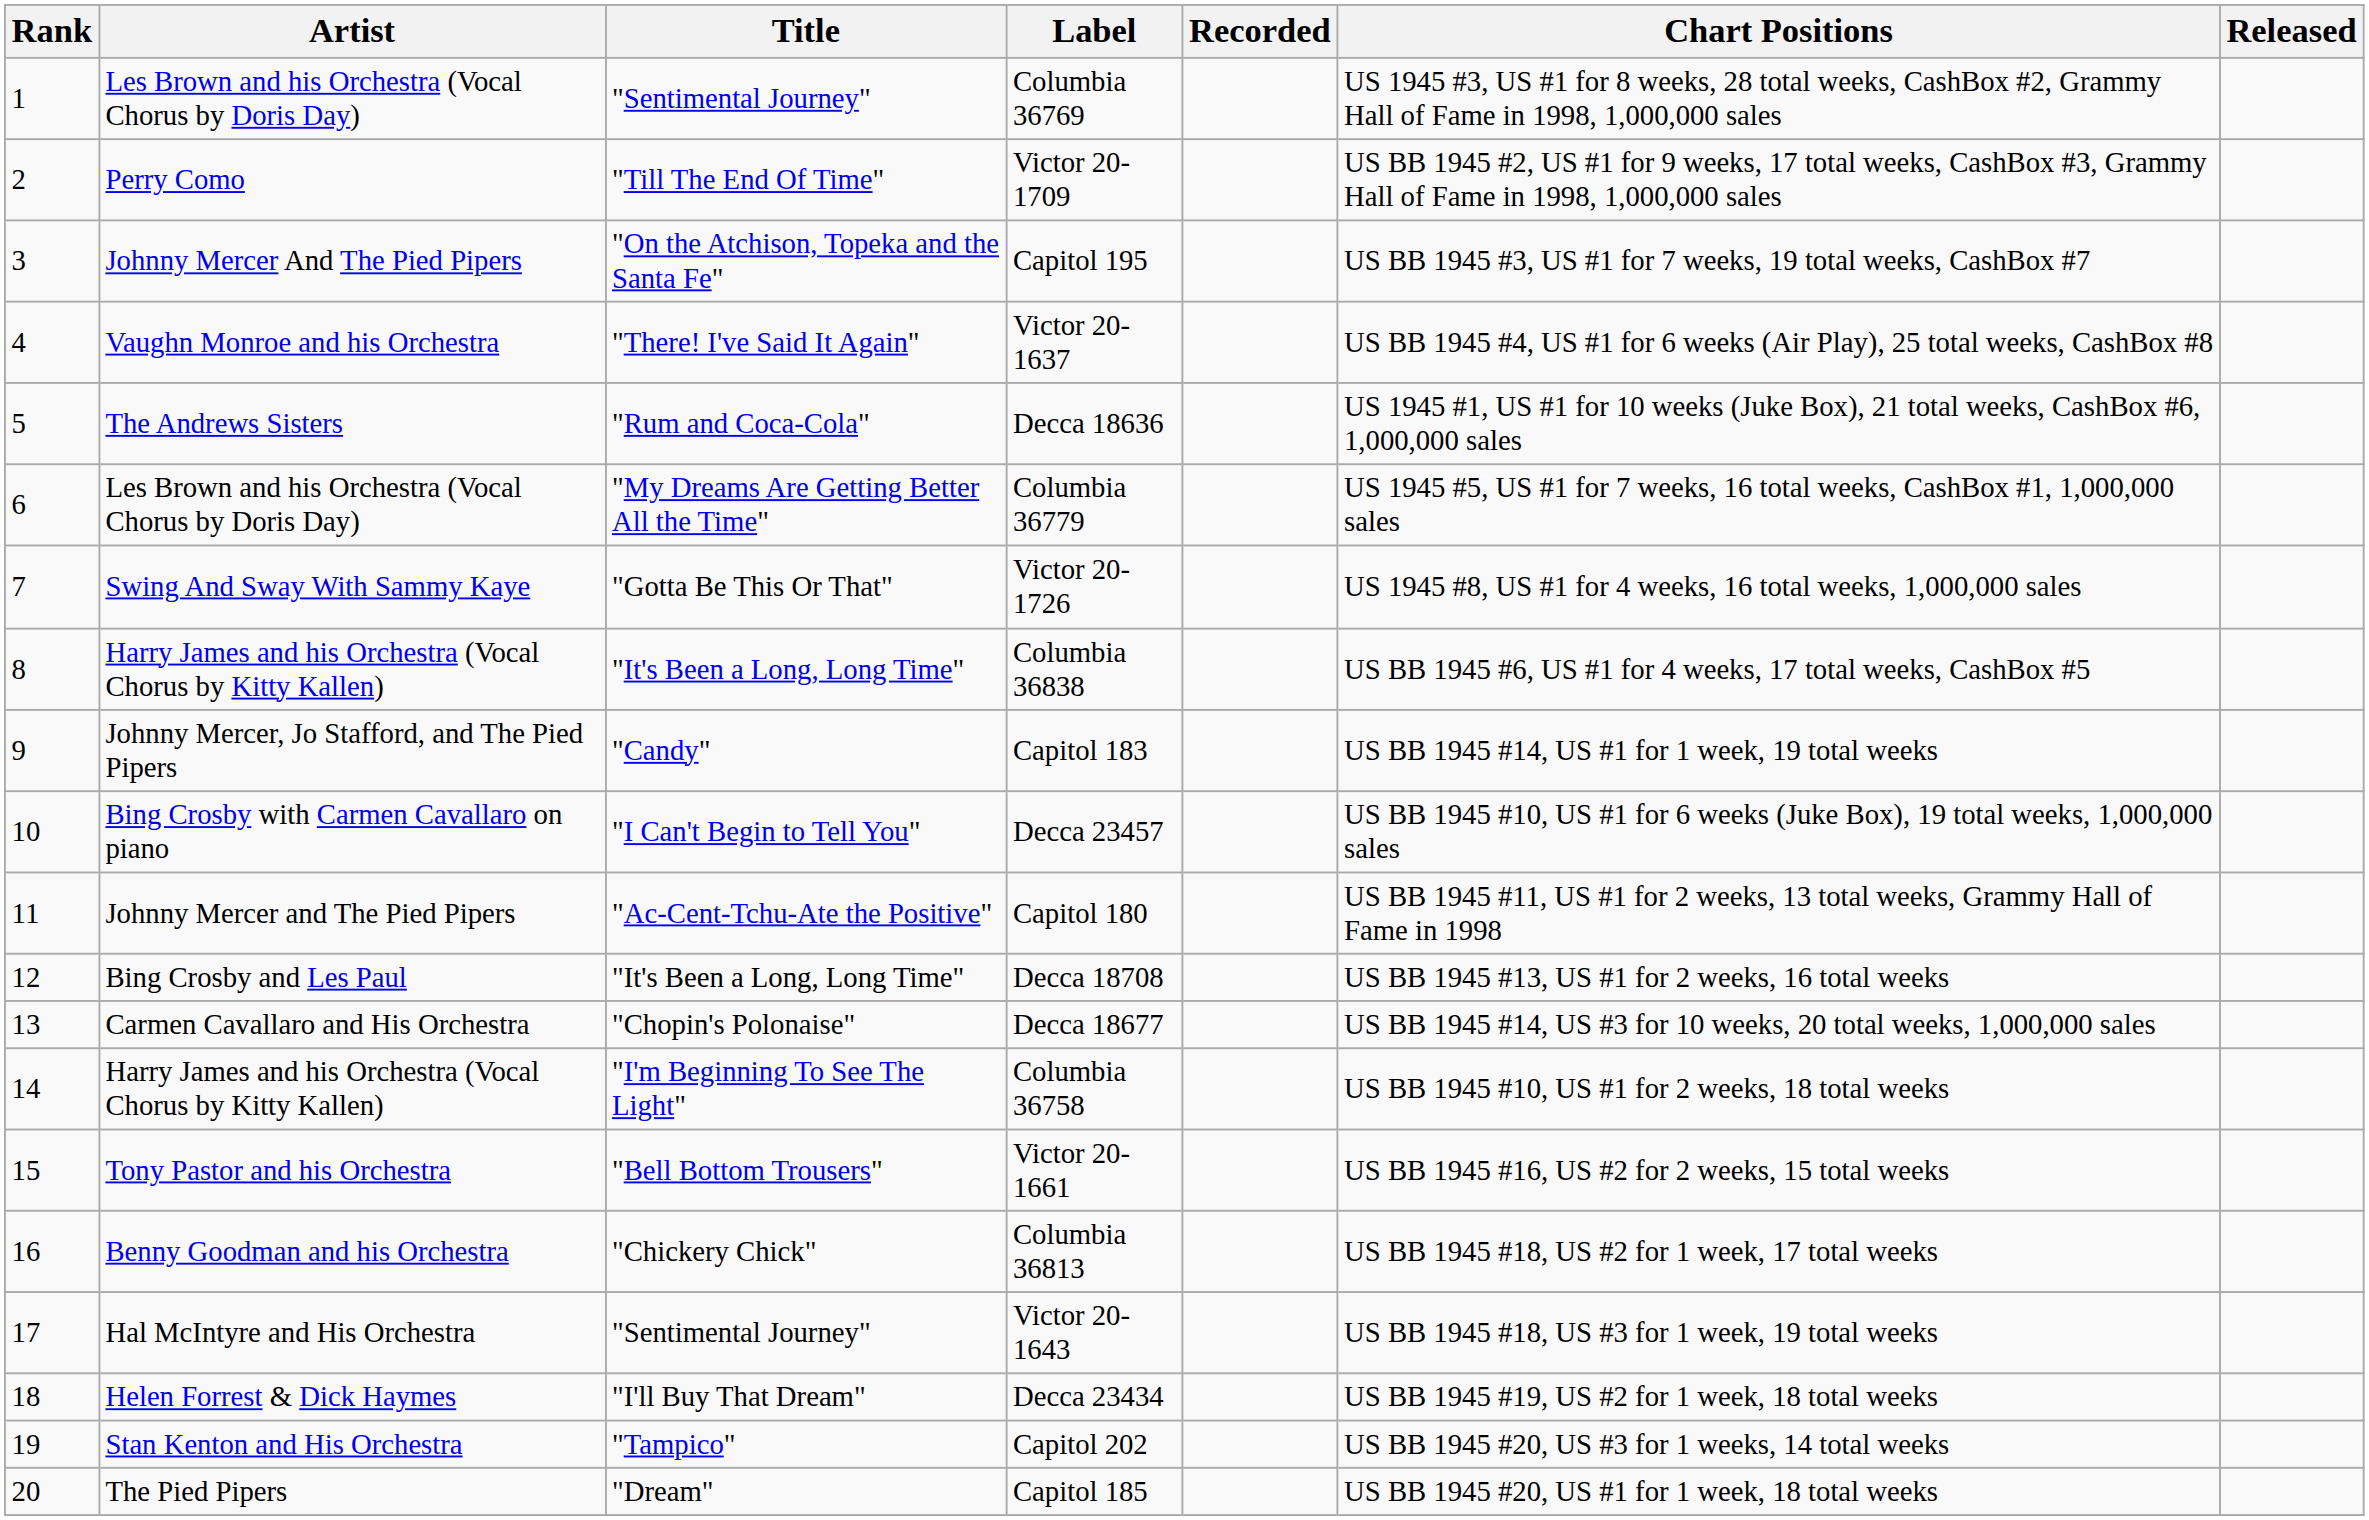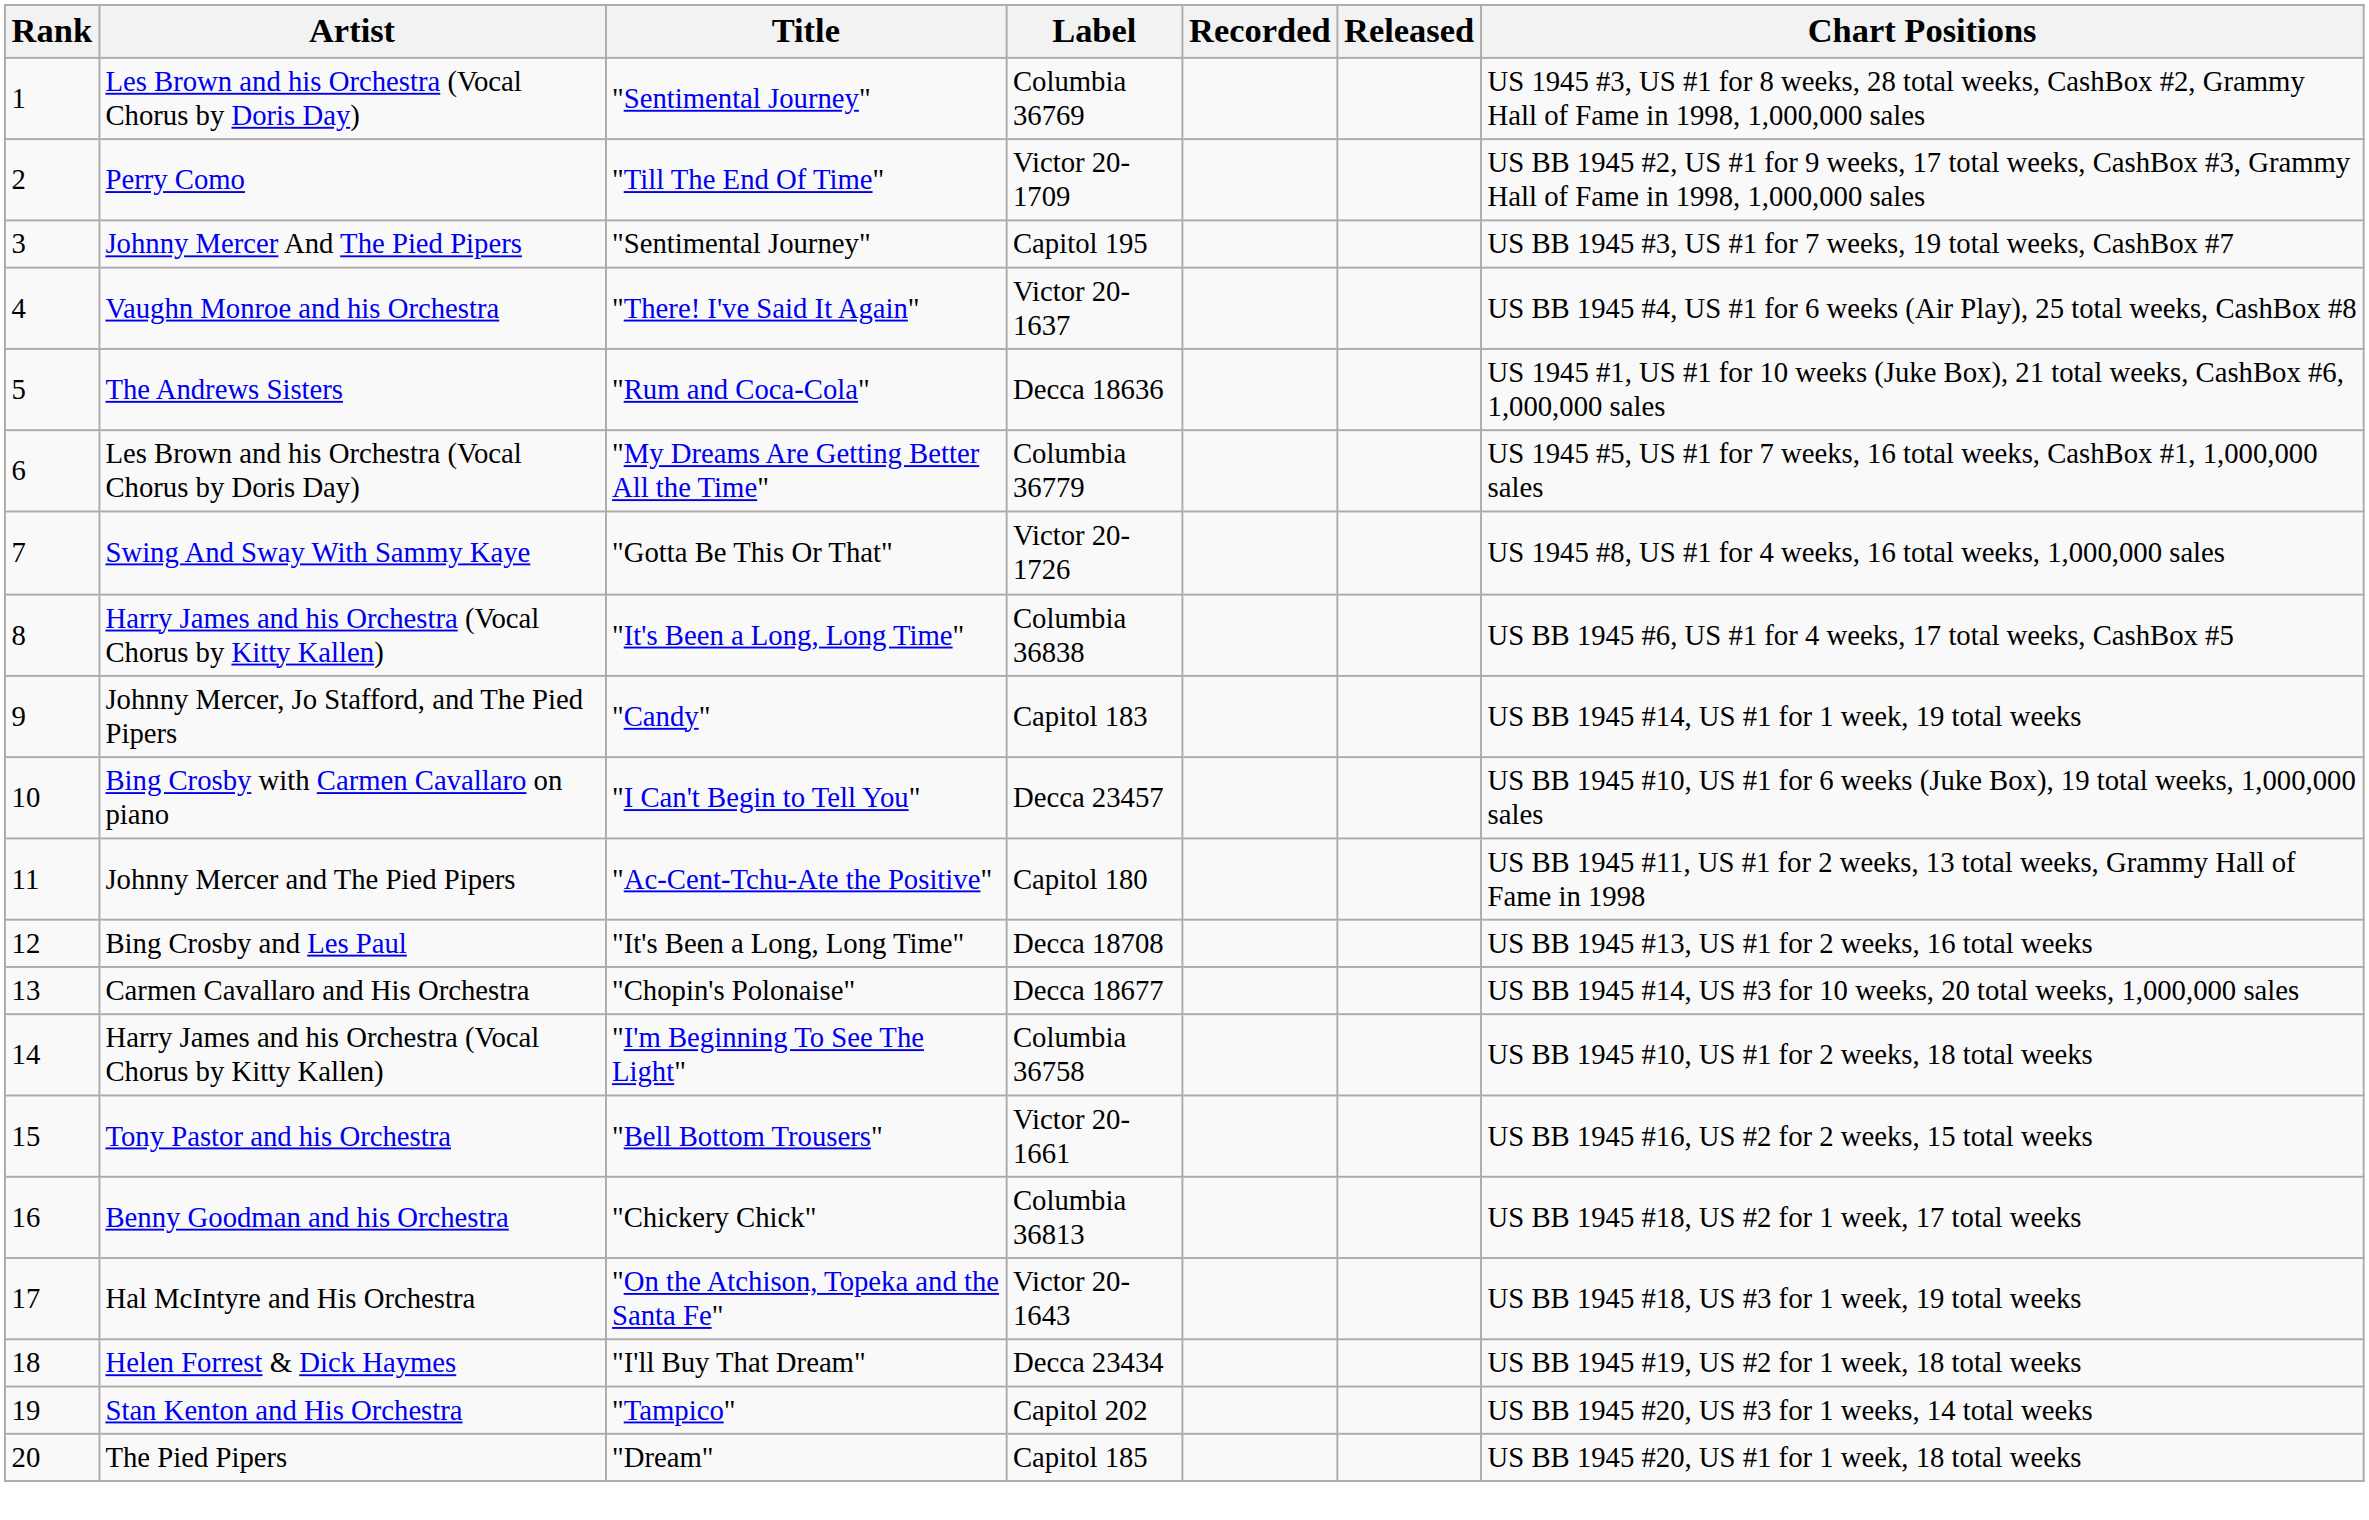columns swapped: (2292, 31) <-> (1779, 31)
(806, 261) "On the Atchison, Topeka and the Santa Fe" -> (741, 244) "Sentimental Journey"
(741, 1332) "Sentimental Journey" -> (806, 1298) "On the Atchison, Topeka and the Santa Fe"
